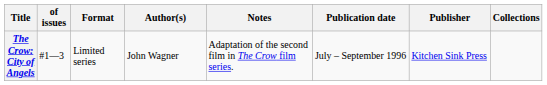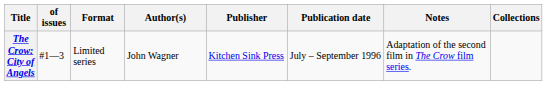columns swapped: (450, 17) <-> (259, 17)
